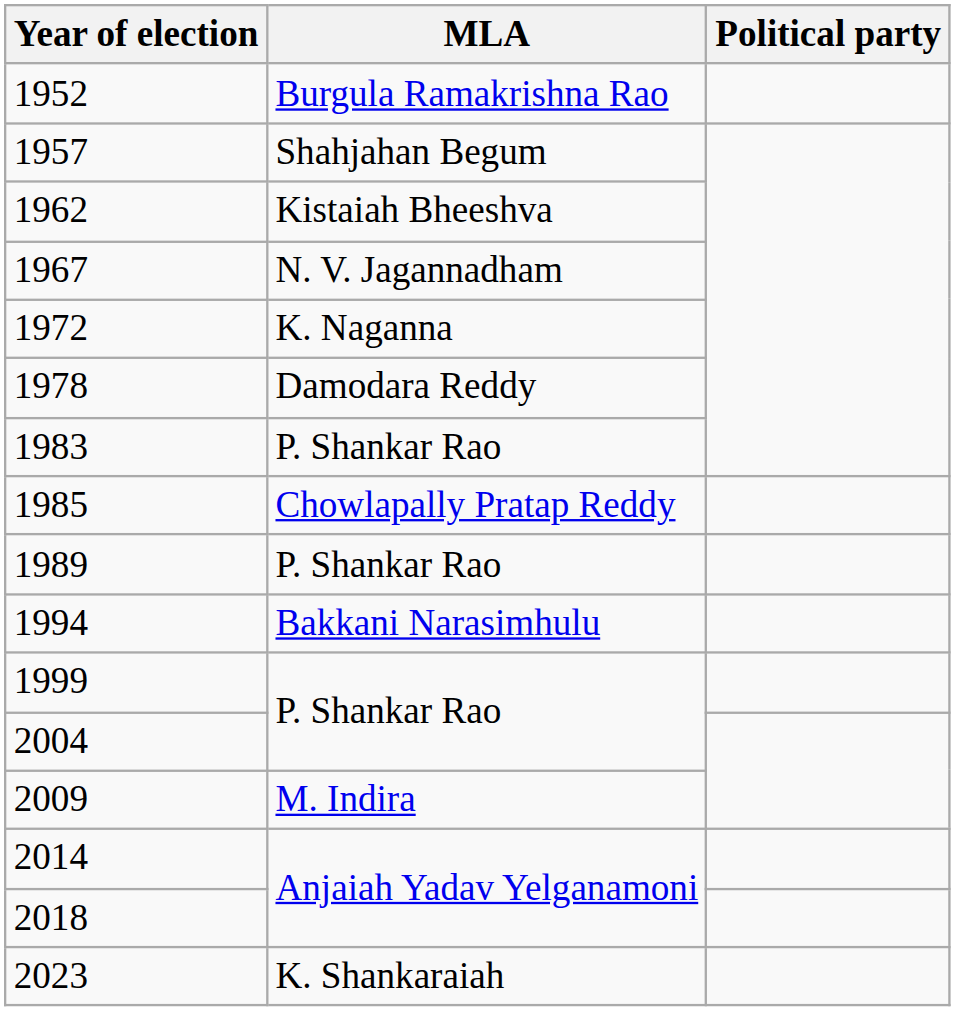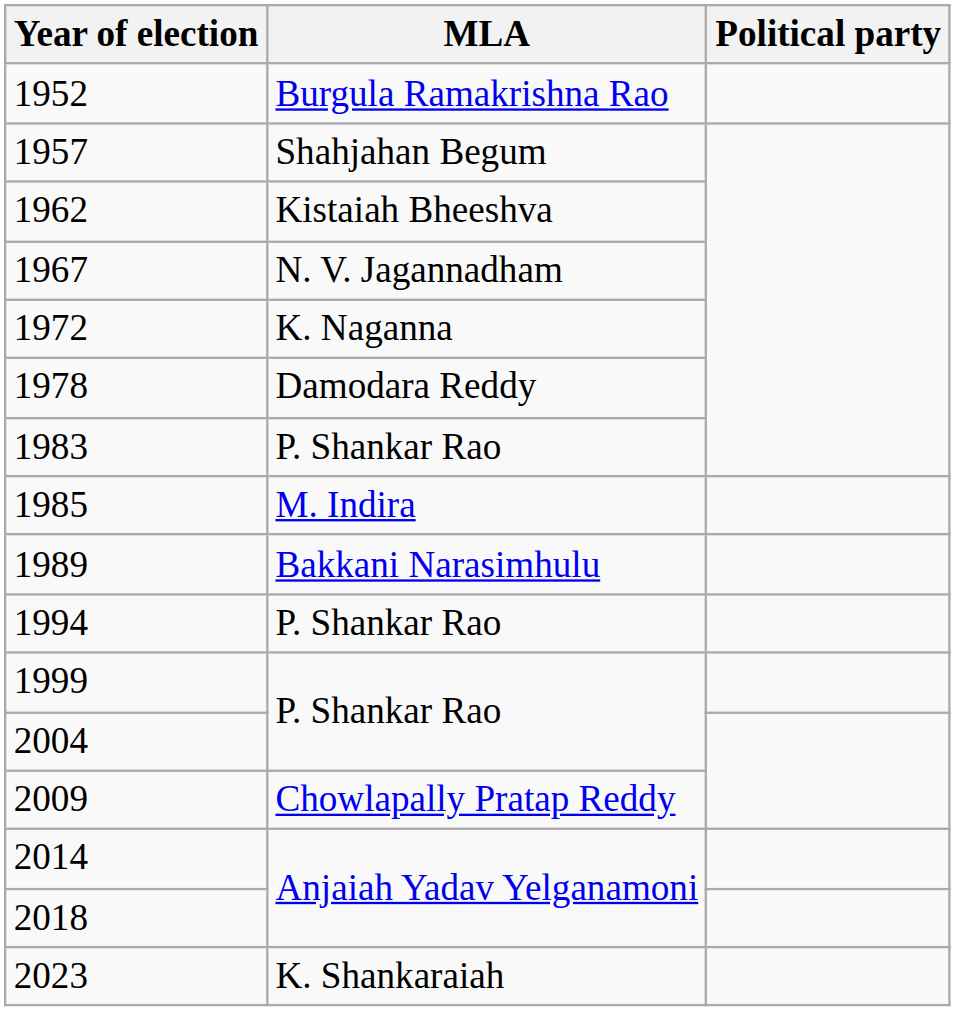(475, 504) Chowlapally Pratap Reddy -> (346, 504) M. Indira
(388, 563) P. Shankar Rao -> (438, 563) Bakkani Narasimhulu
(438, 622) Bakkani Narasimhulu -> (388, 622) P. Shankar Rao
(346, 799) M. Indira -> (475, 799) Chowlapally Pratap Reddy
